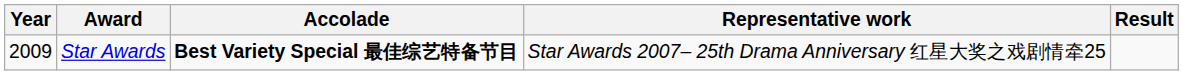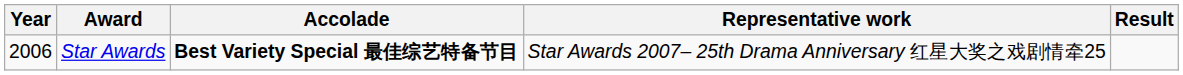(31, 52) 2009 -> (31, 52) 2006
